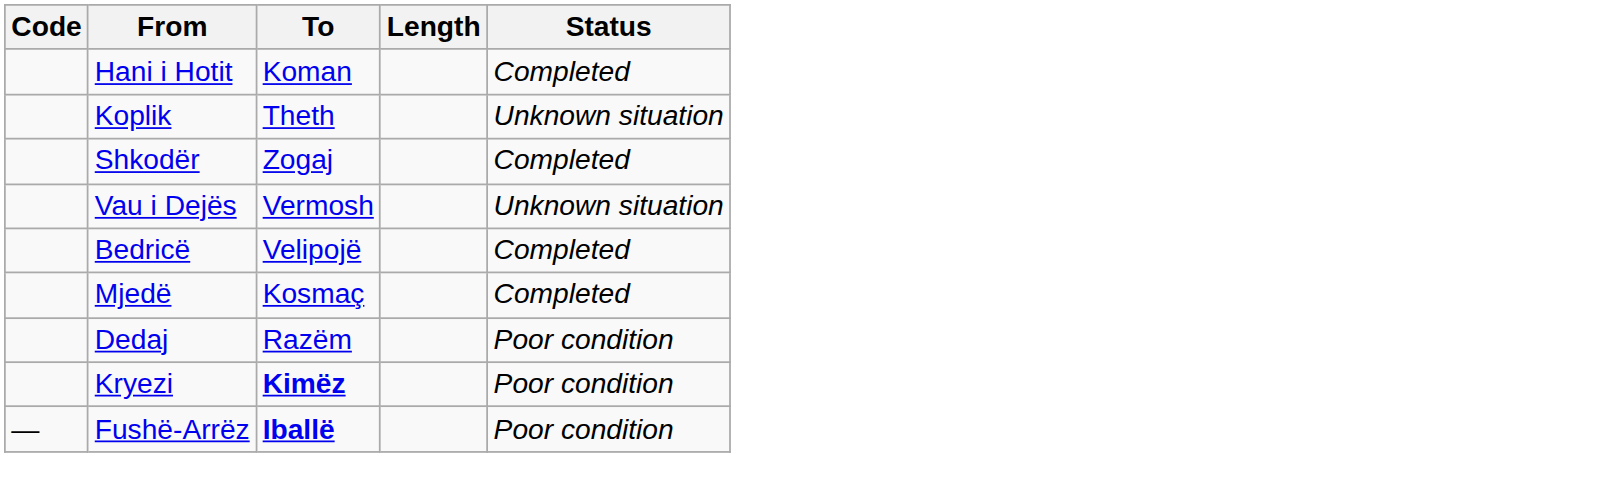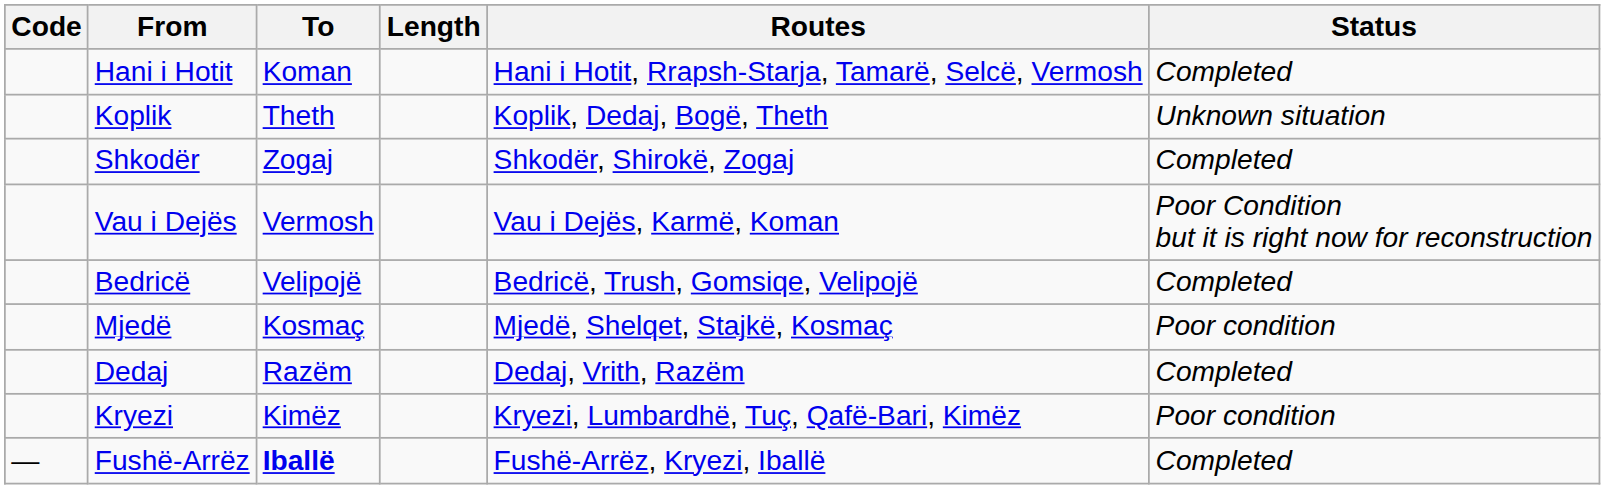+ column: (818, 26)
(609, 205) Unknown situation -> (1374, 221) Poor Condition but it is right now for reconstruction
(562, 294) Completed -> (1246, 326) Poor condition
(584, 339) Poor condition -> (1224, 371) Completed
(304, 384) bold -> (302, 415) normal
(584, 428) Poor condition -> (1224, 460) Completed
